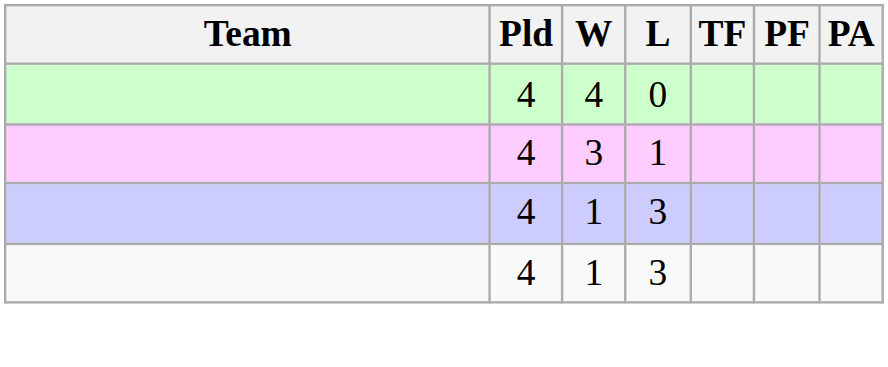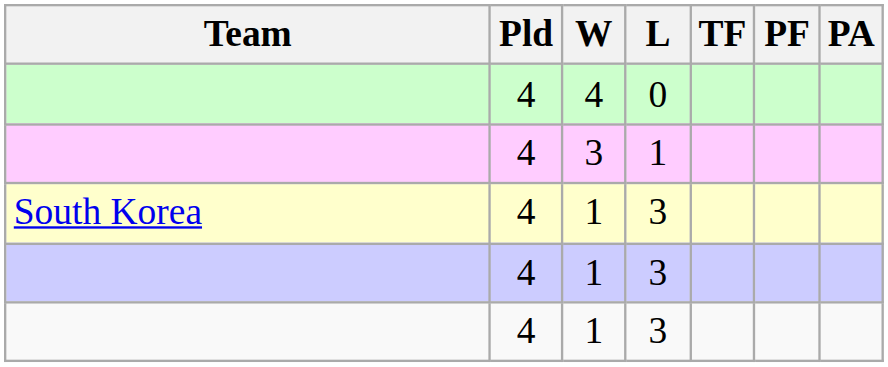+ row: (108, 212)
